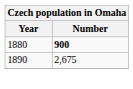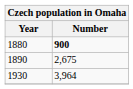+ row: (17, 76)
